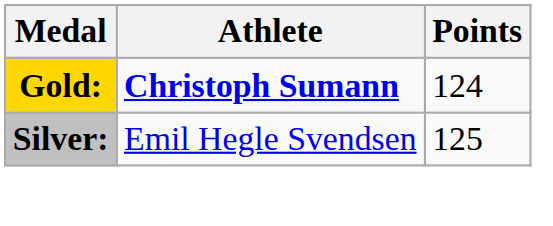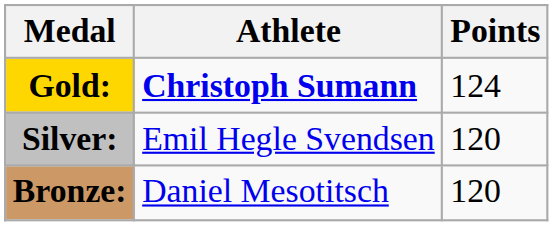(457, 138) 125 -> (476, 138) 120
+ row: (70, 191)
